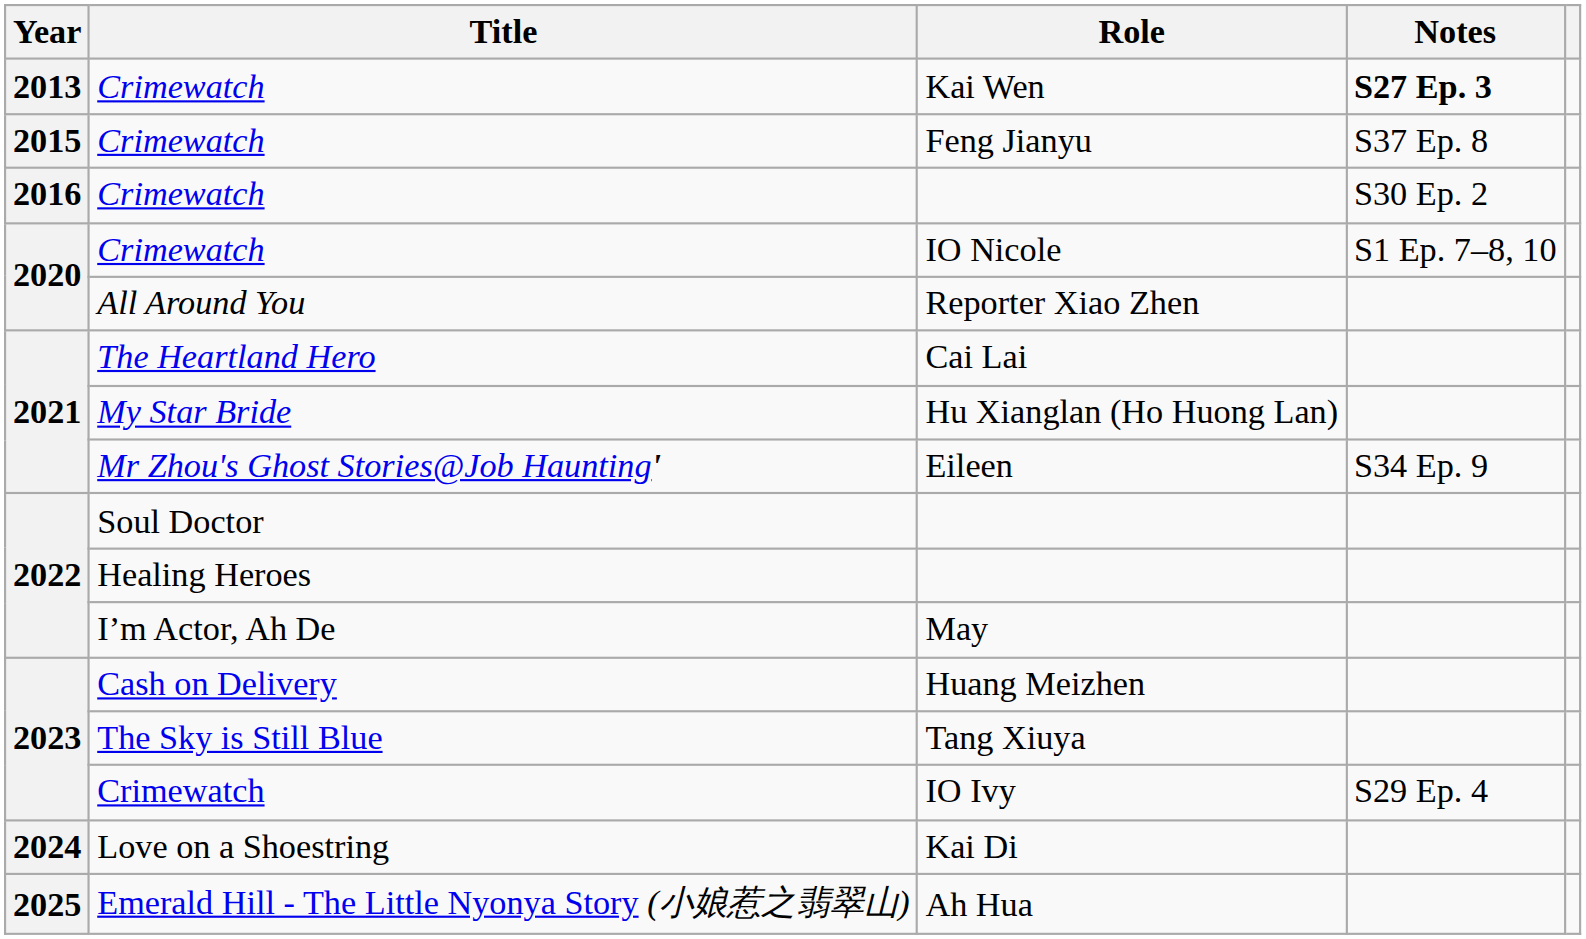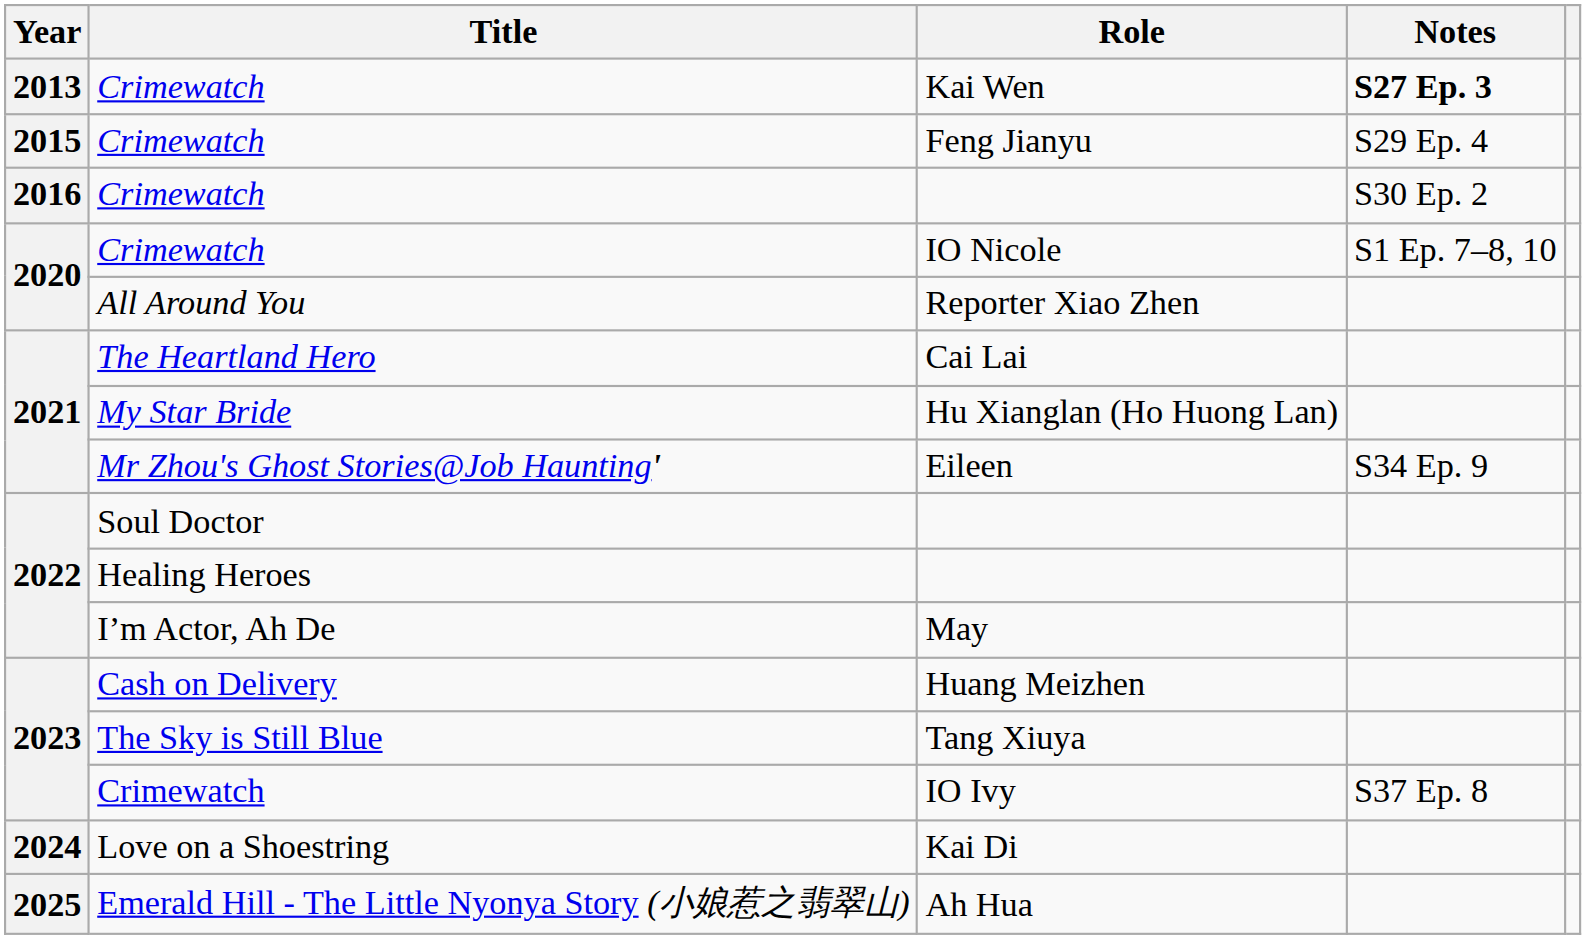(1421, 140) S37 Ep. 8 -> (1421, 140) S29 Ep. 4
(1421, 791) S29 Ep. 4 -> (1421, 791) S37 Ep. 8
